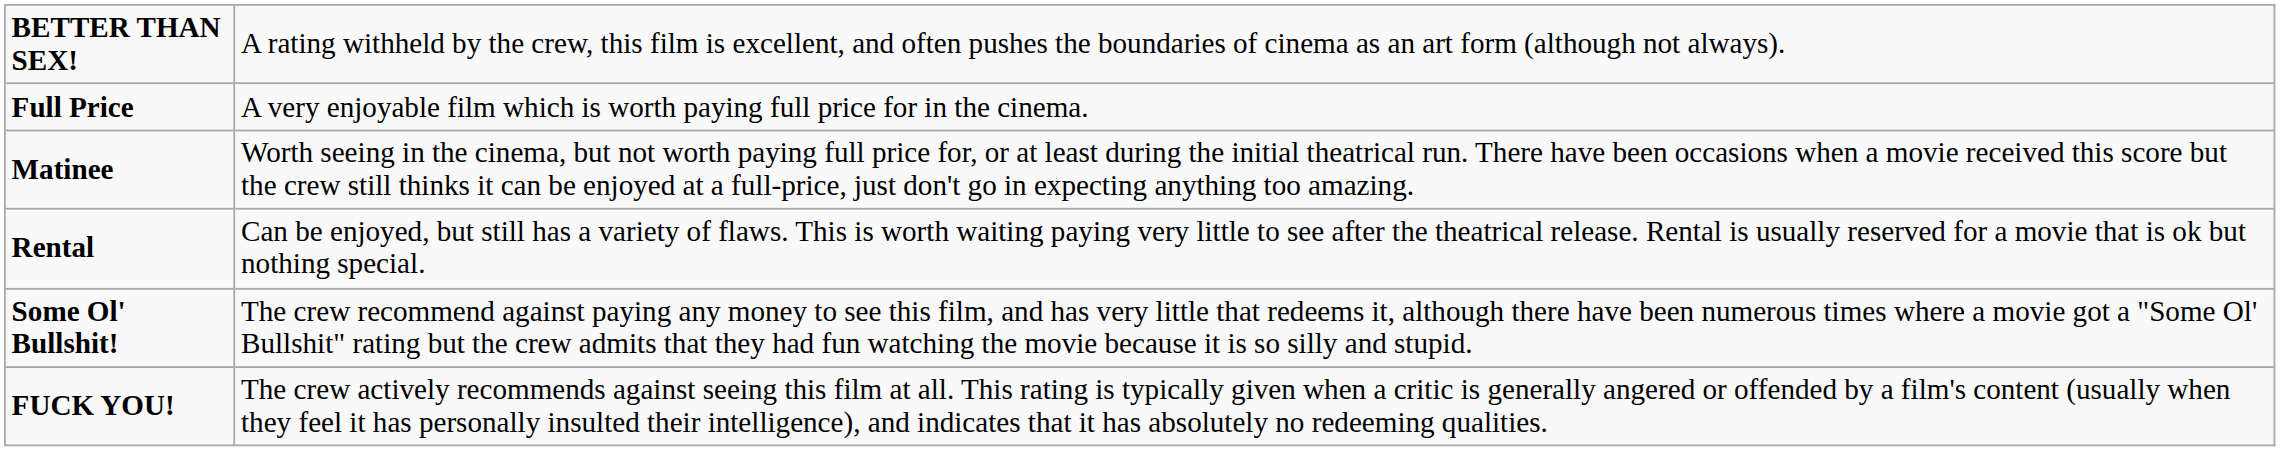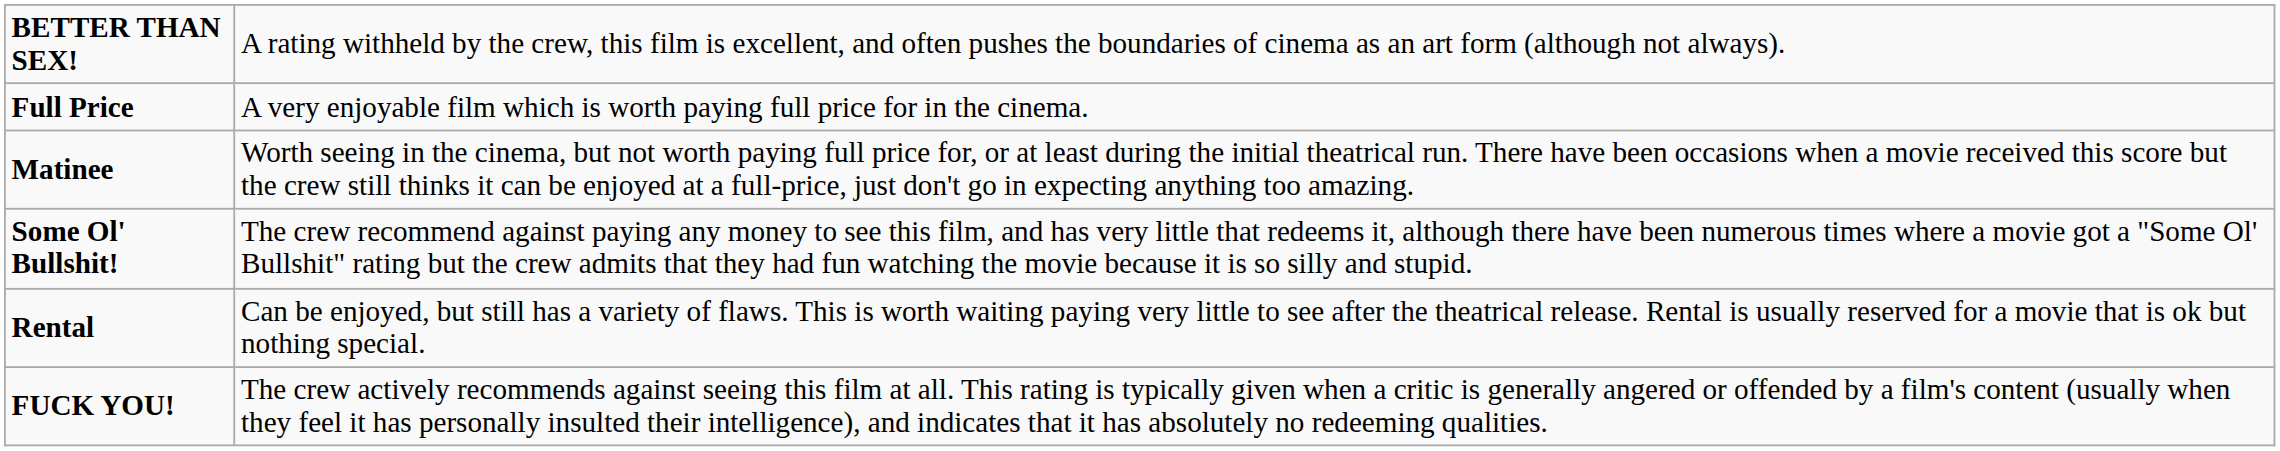rows swapped: (53, 248) <-> (69, 326)
